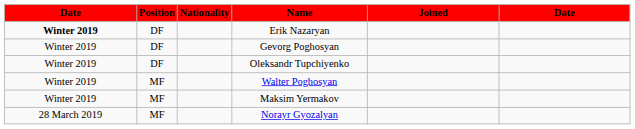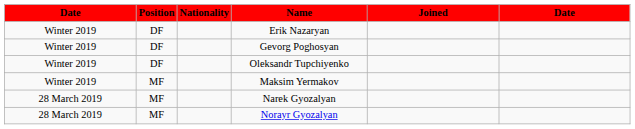(70, 30) bold -> (70, 30) normal
- row: (299, 81)
+ row: (299, 98)
